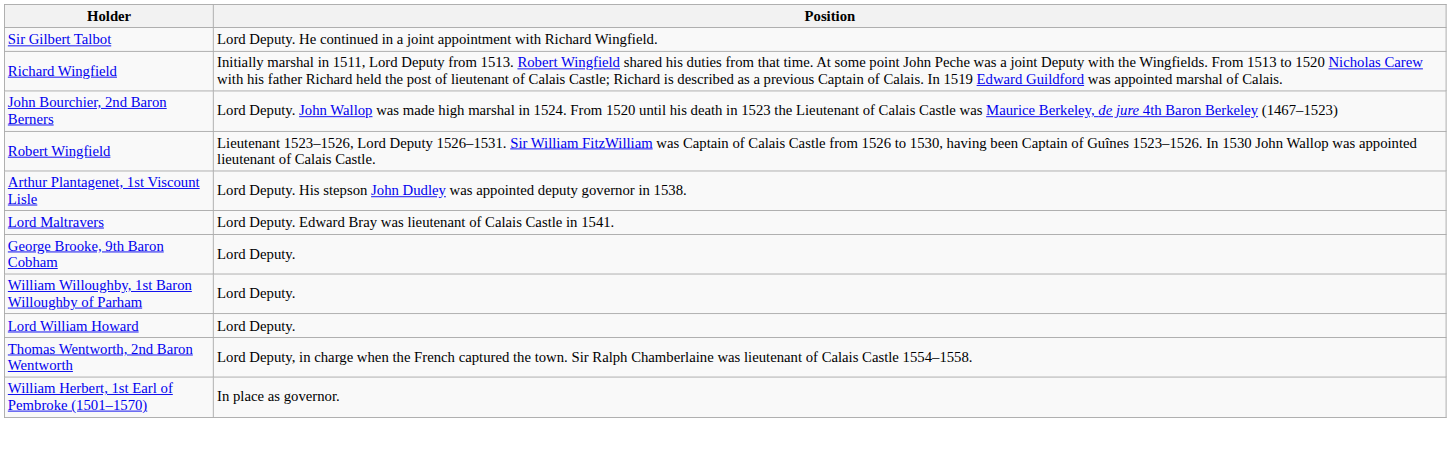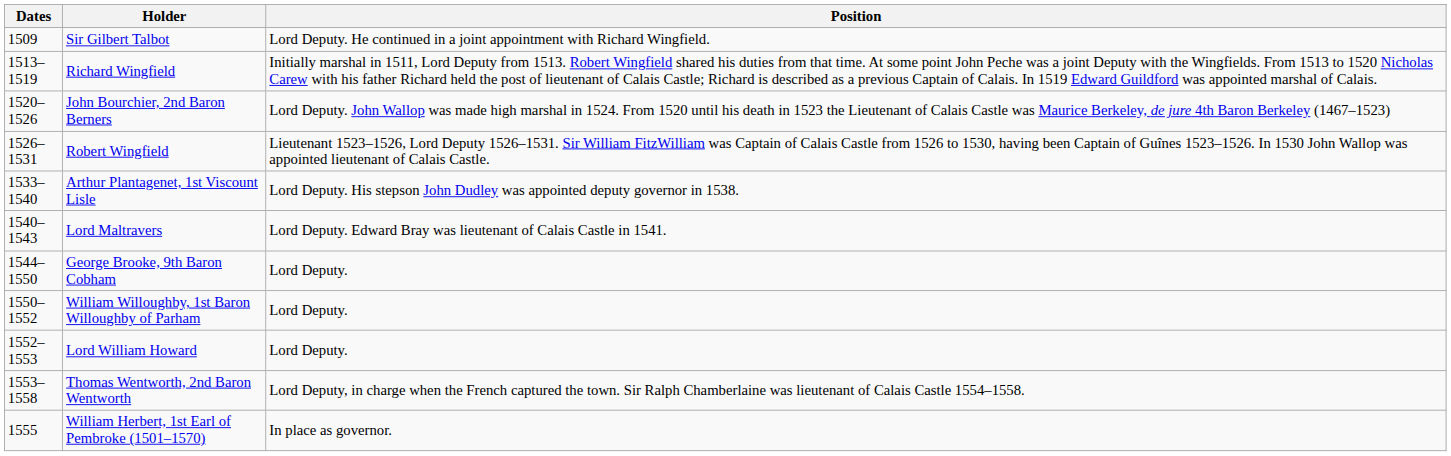+ column: (34, 16)
